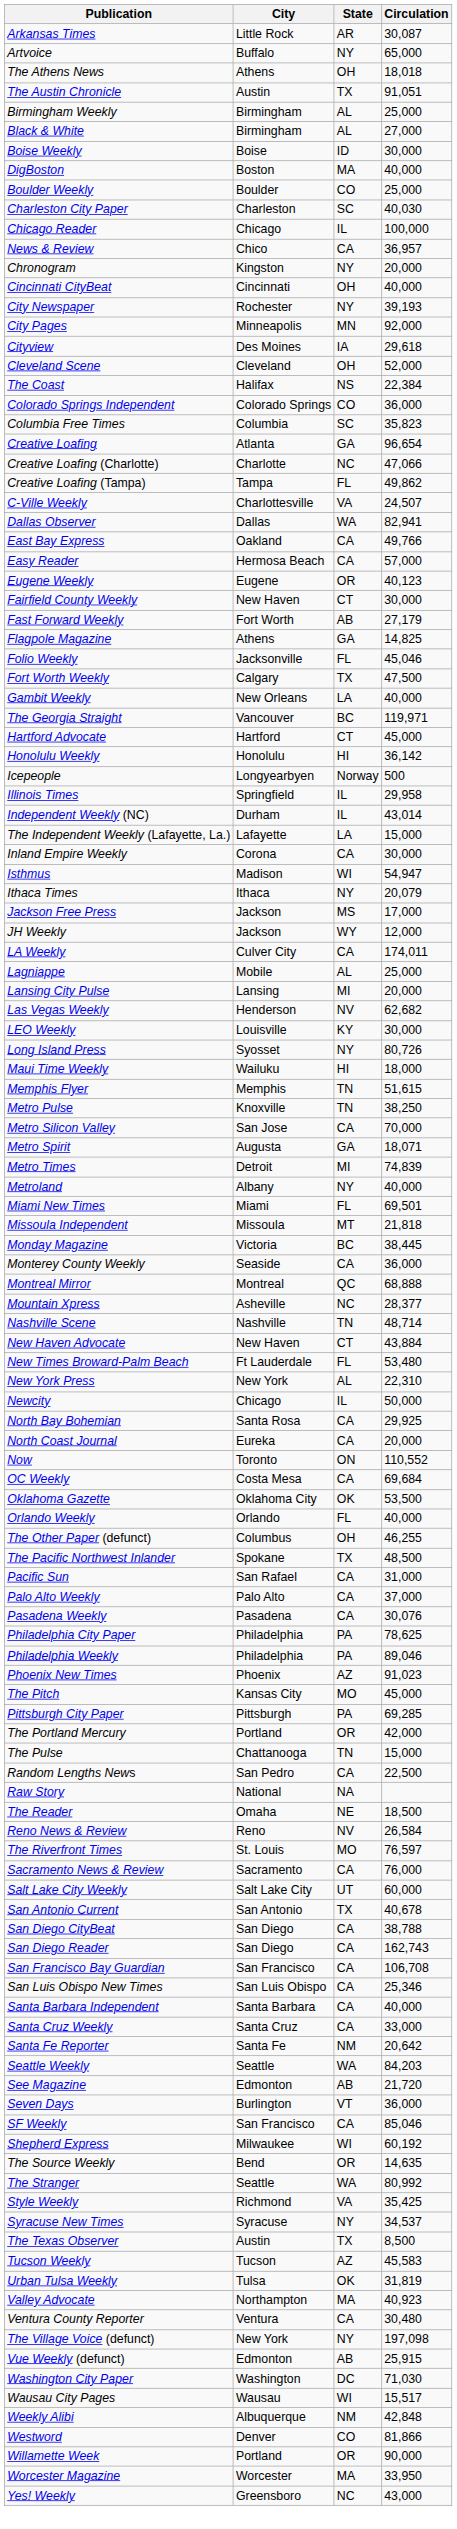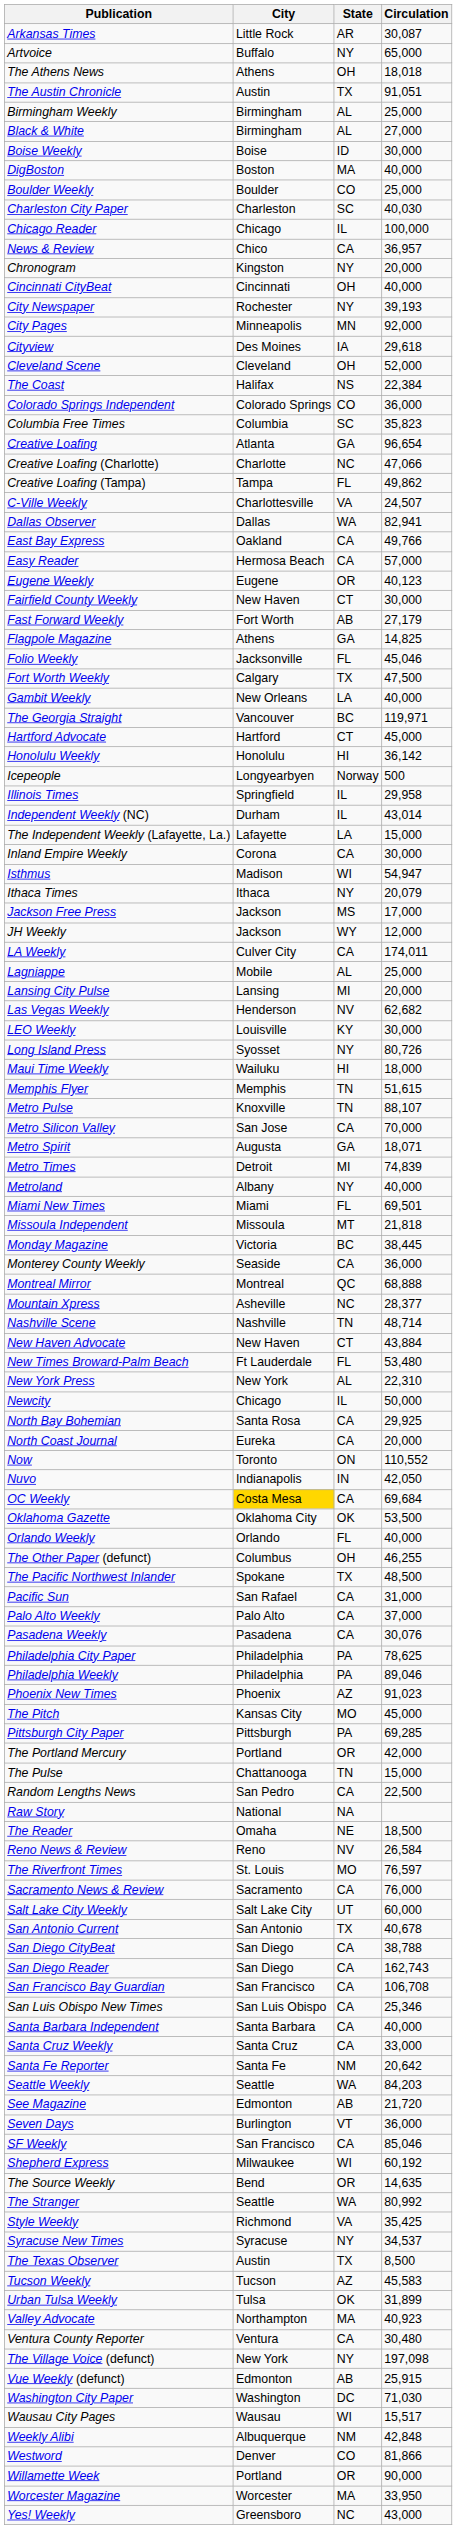(403, 1108) 38,250 -> (403, 1108) 88,107
+ row: (22, 1479)
(269, 1479) no background -> (269, 1499) gold background
(403, 2280) 31,819 -> (403, 2300) 31,899
